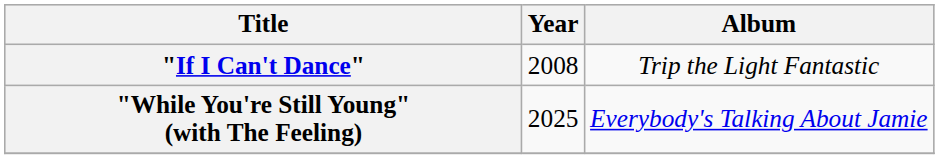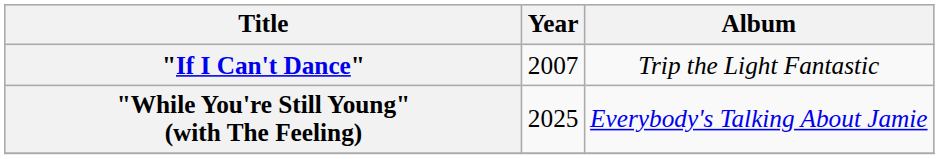(553, 64) 2008 -> (553, 64) 2007
